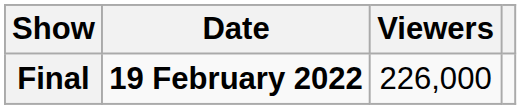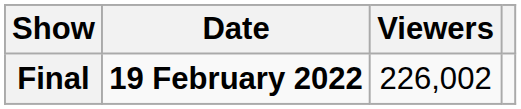(436, 78) 226,000 -> (436, 78) 226,002
